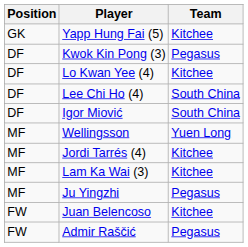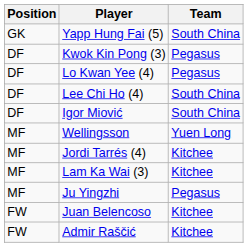(192, 34) Kitchee -> (206, 34) South China
(192, 73) Kitchee -> (196, 73) Pegasus
(196, 232) Pegasus -> (192, 232) Kitchee
